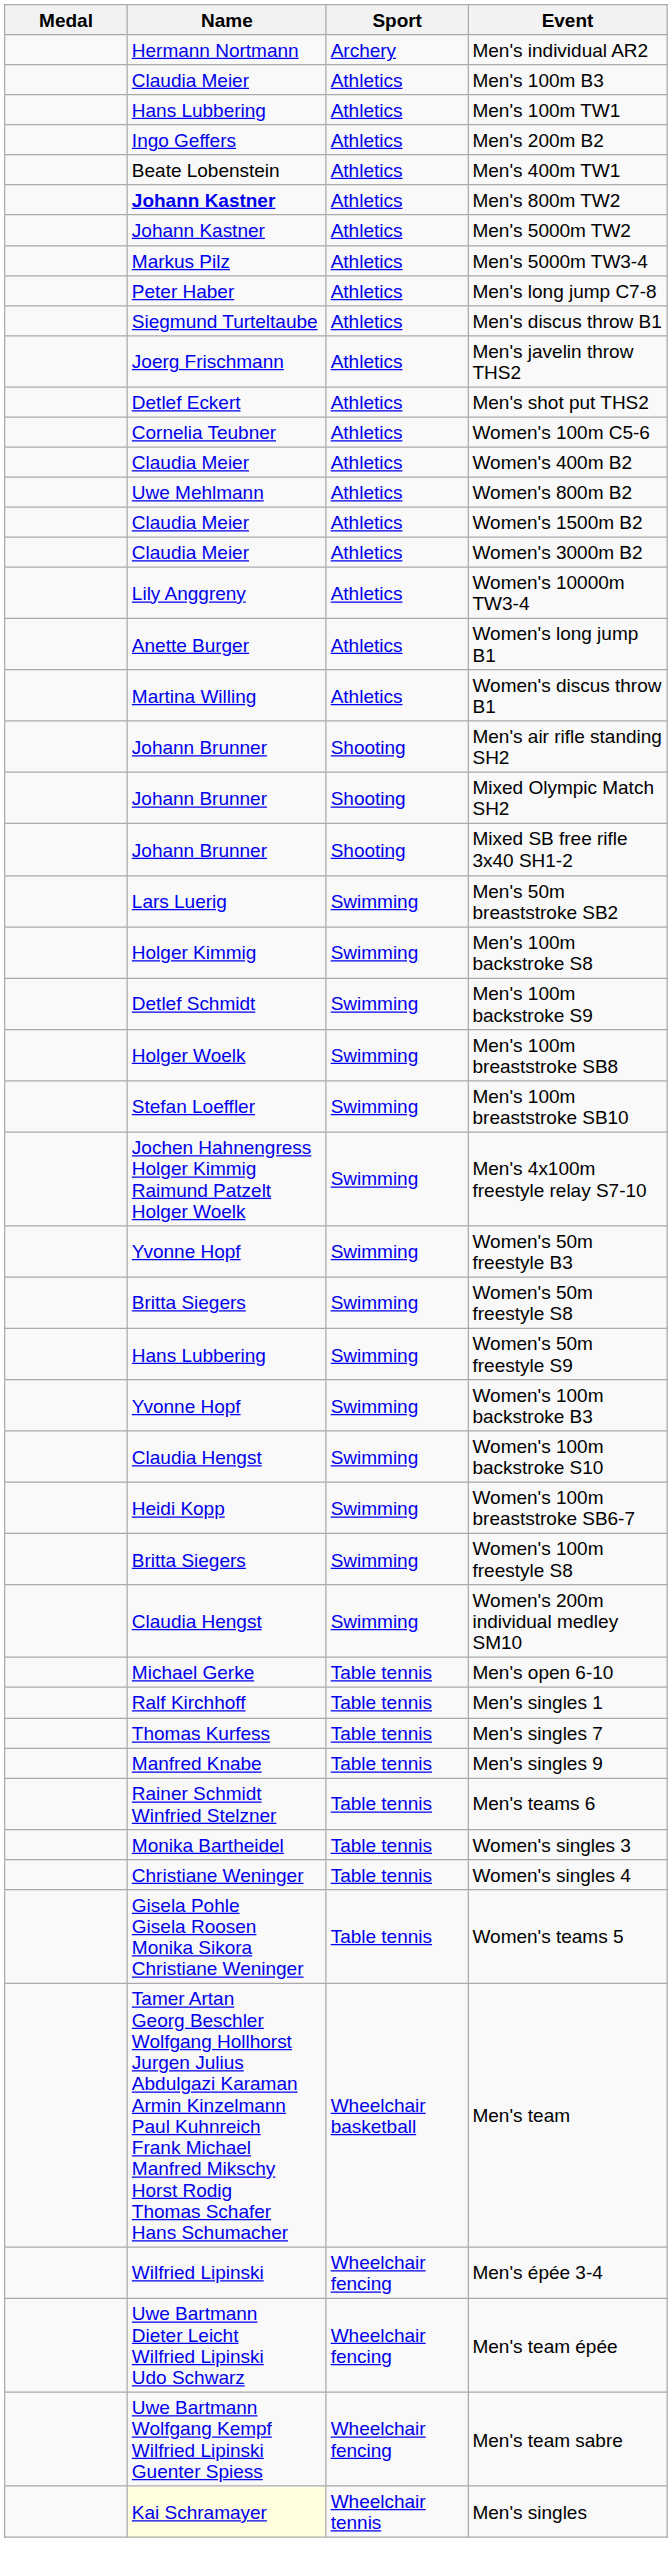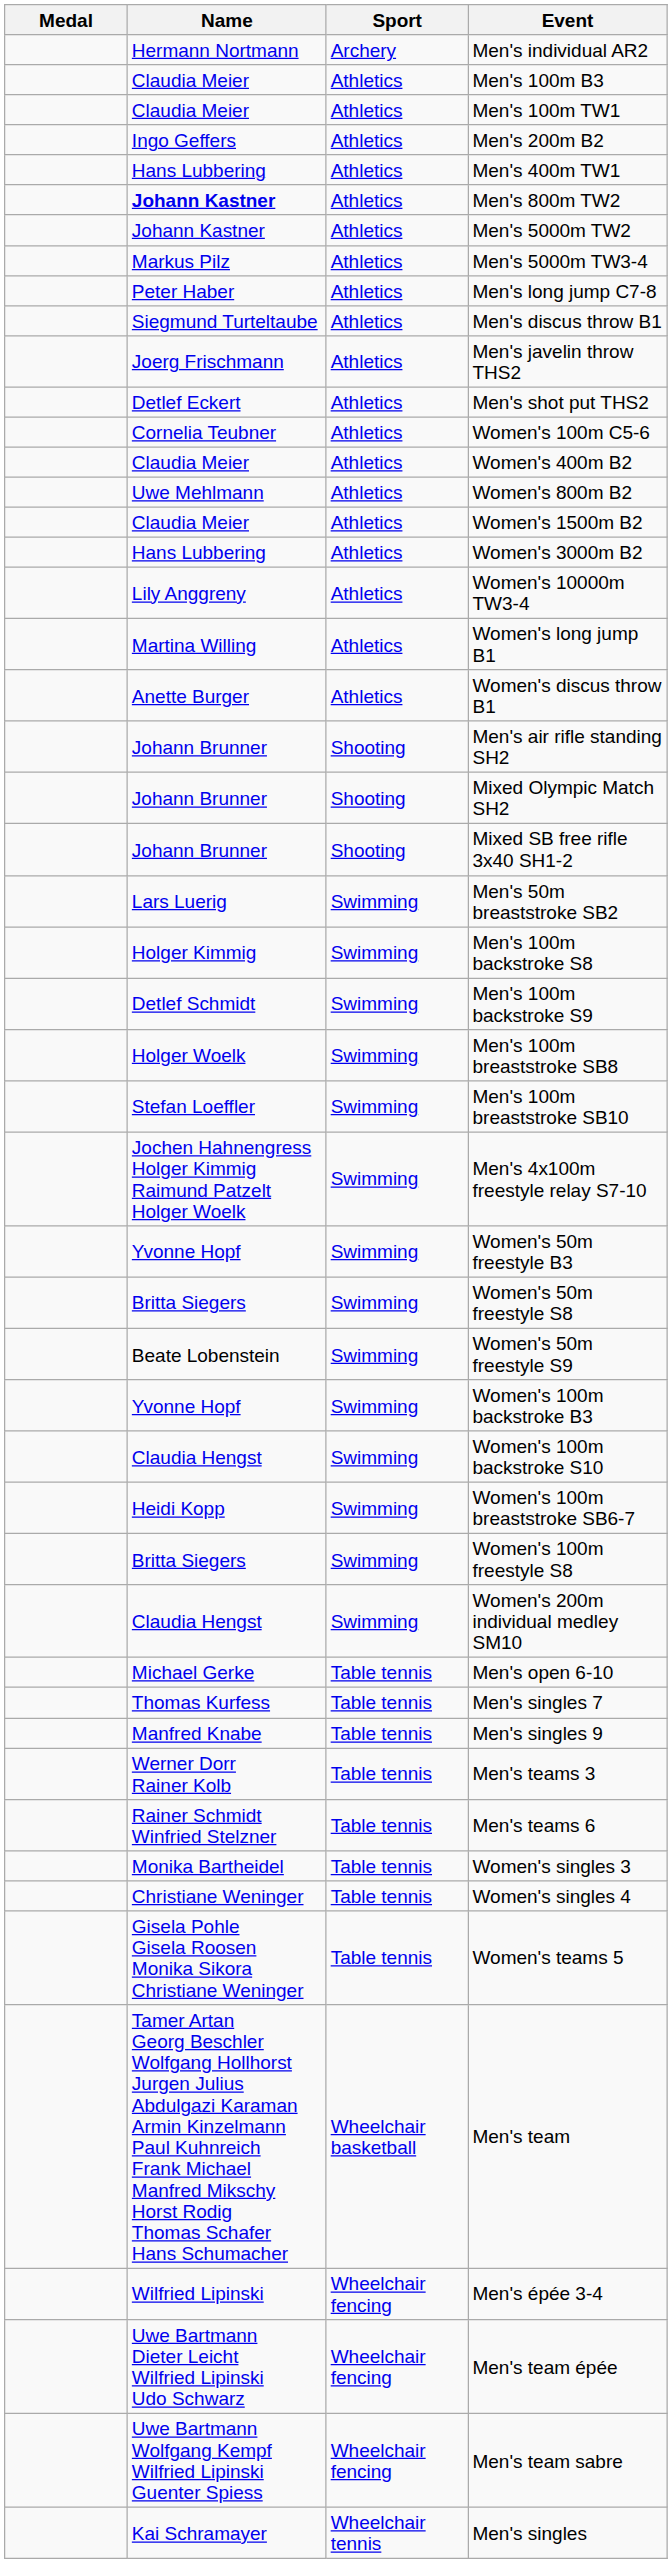(199, 110) Hans Lubbering -> (190, 110) Claudia Meier
(206, 170) Beate Lobenstein -> (199, 170) Hans Lubbering
(190, 552) Claudia Meier -> (199, 552) Hans Lubbering
(190, 644) Anette Burger -> (194, 644) Martina Willing
(194, 696) Martina Willing -> (190, 696) Anette Burger
(199, 1354) Hans Lubbering -> (206, 1354) Beate Lobenstein
- row: (538, 1703)
+ row: (534, 1774)
(199, 2512) lightyellow background -> (199, 2533) no background
